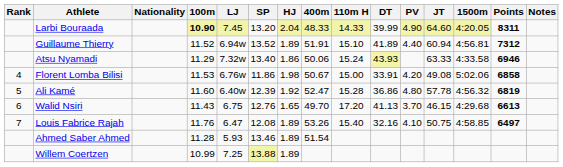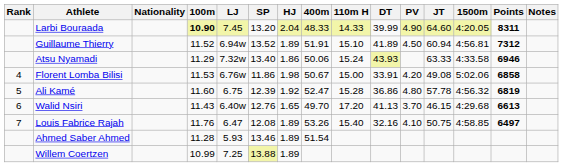(412, 43) 4.40 -> (412, 43) 4.50
(233, 91) 6.40w -> (233, 91) 6.75
(233, 106) 6.75 -> (233, 106) 6.40w
